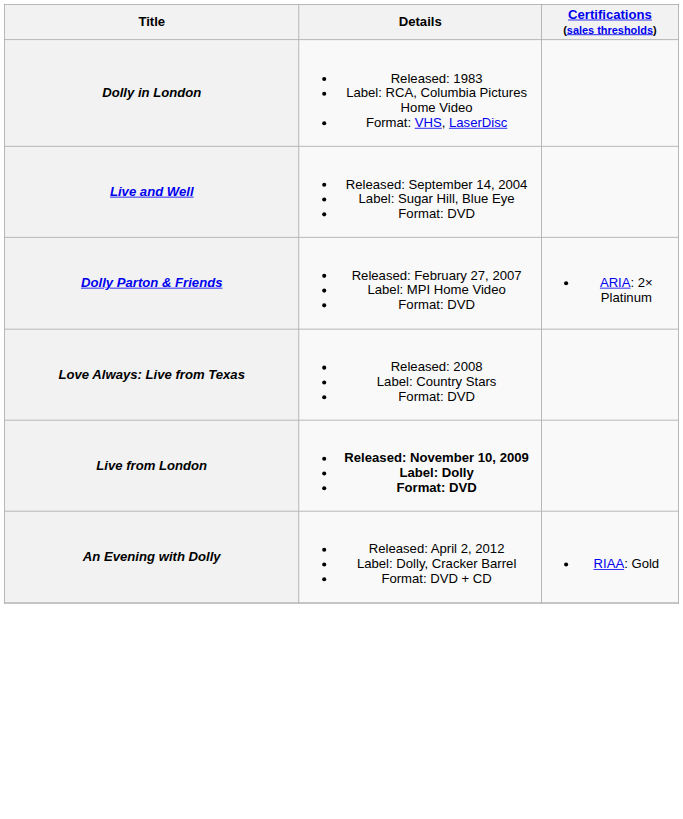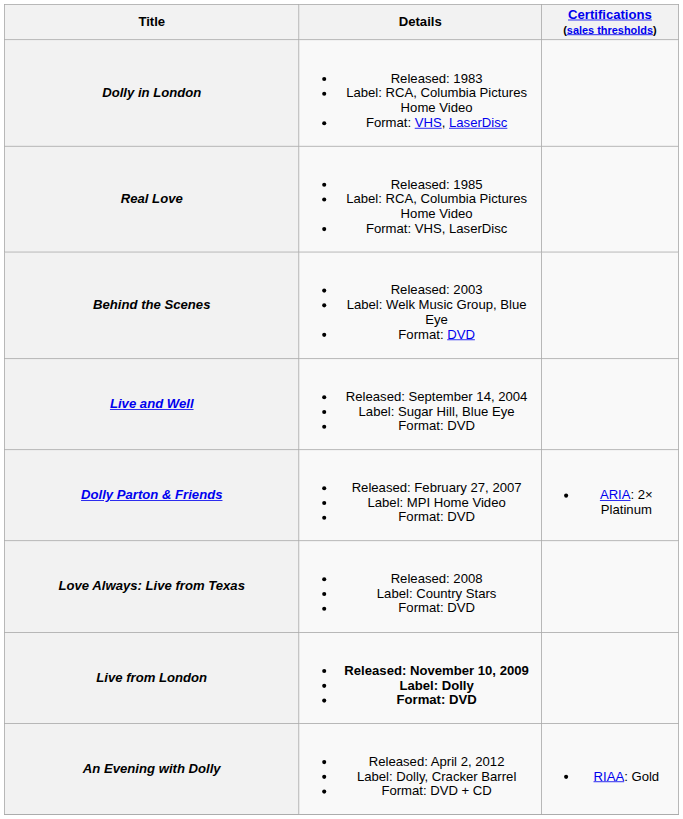+ row: (152, 199)
+ row: (152, 305)
